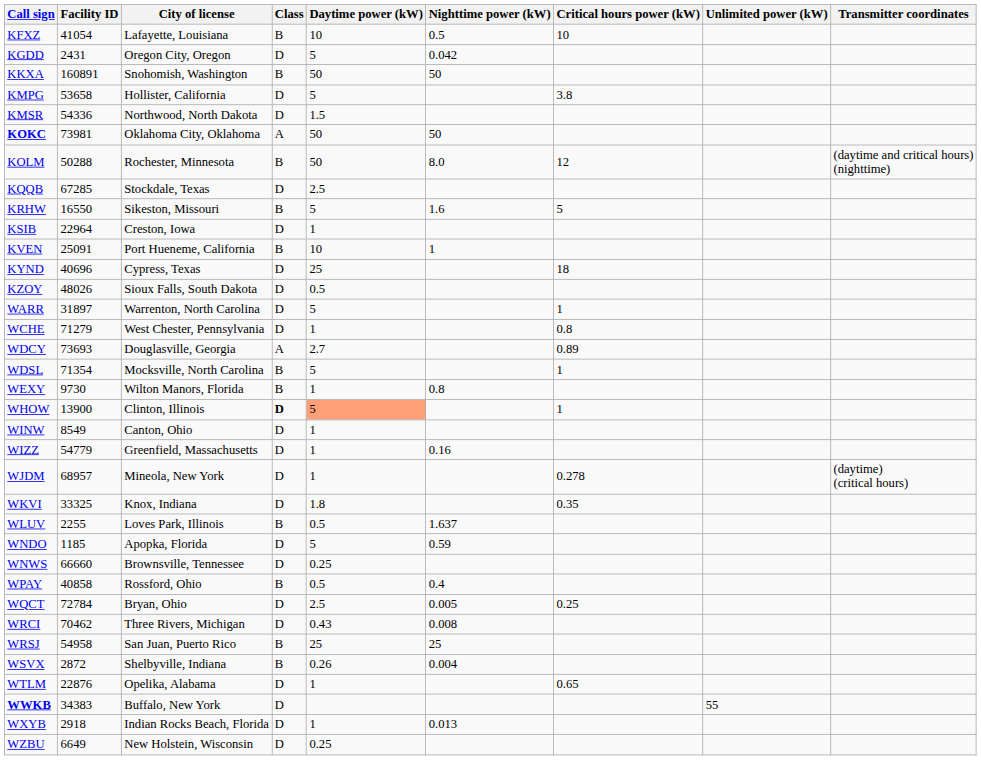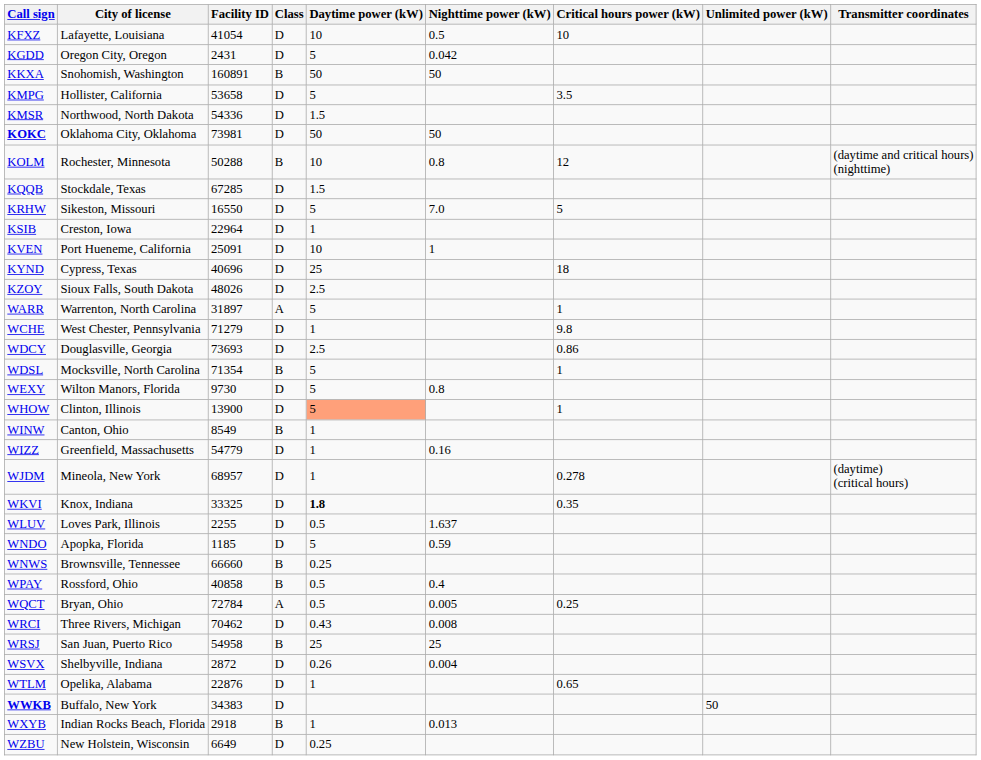columns swapped: (197, 14) <-> (90, 14)
(279, 34) B -> (279, 34) D
(564, 94) 3.8 -> (564, 94) 3.5
(279, 134) A -> (279, 134) D
(316, 161) 50 -> (316, 161) 10
(437, 161) 8.0 -> (437, 161) 0.8
(317, 189) 2.5 -> (317, 189) 1.5
(279, 209) B -> (279, 209) D
(437, 209) 1.6 -> (437, 209) 7.0
(279, 249) B -> (279, 249) D
(317, 289) 0.5 -> (317, 289) 2.5
(279, 309) D -> (279, 309) A
(564, 329) 0.8 -> (564, 329) 9.8
(279, 349) A -> (279, 349) D
(317, 349) 2.7 -> (317, 349) 2.5
(568, 349) 0.89 -> (568, 349) 0.86
(279, 389) B -> (279, 389) D
(313, 389) 1 -> (313, 389) 5
(279, 409) bold -> (279, 409) normal
(279, 429) D -> (279, 429) B
(317, 504) normal -> (317, 504) bold
(279, 524) B -> (279, 524) D
(279, 564) D -> (279, 564) B
(279, 604) D -> (279, 604) A
(317, 604) 2.5 -> (317, 604) 0.5
(279, 664) B -> (279, 664) D
(712, 704) 55 -> (712, 704) 50
(279, 724) D -> (279, 724) B
